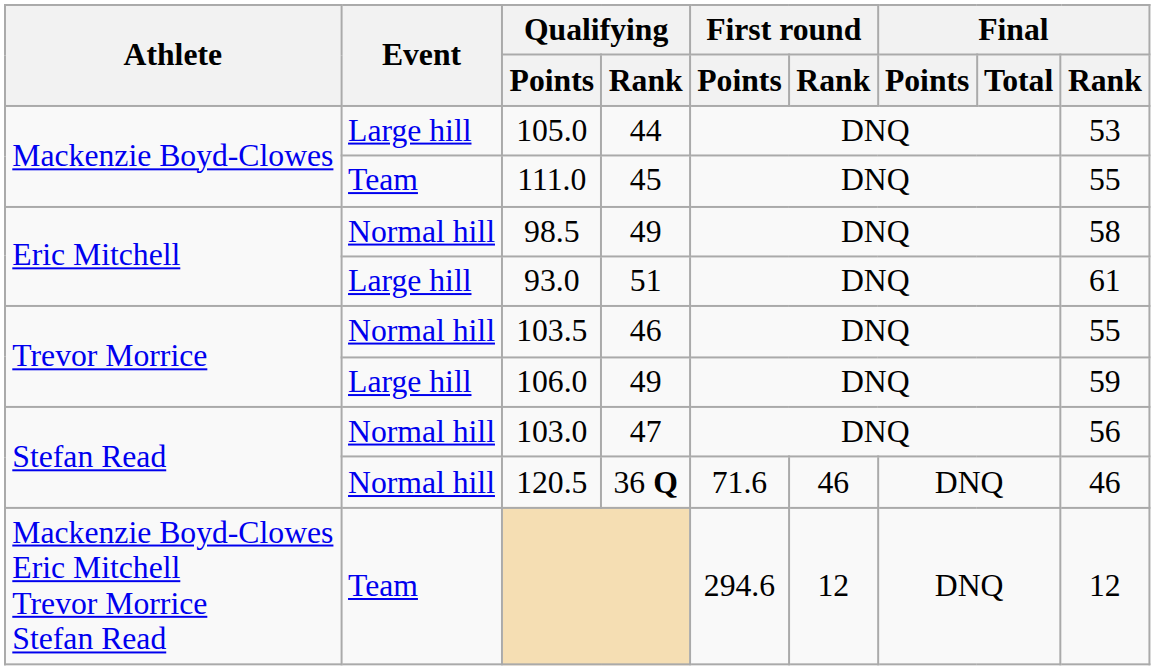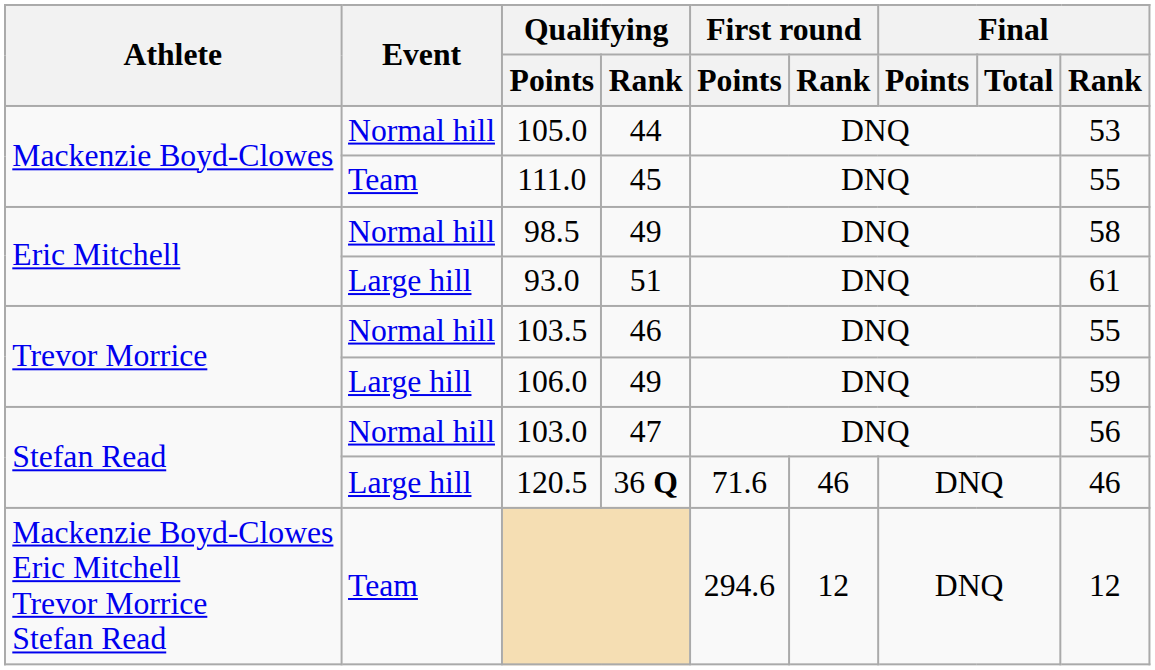(410, 130) Large hill -> (422, 130) Normal hill
(422, 481) Normal hill -> (410, 481) Large hill
